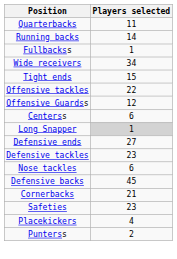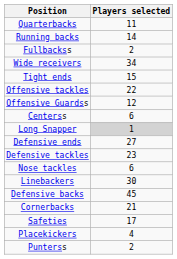(131, 50) 1 -> (131, 50) 2
+ row: (47, 182)
(131, 208) 23 -> (131, 221) 17
